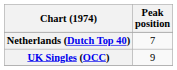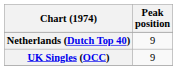(153, 40) 7 -> (153, 40) 9
